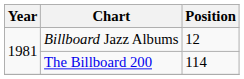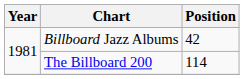(193, 39) 12 -> (193, 39) 42
